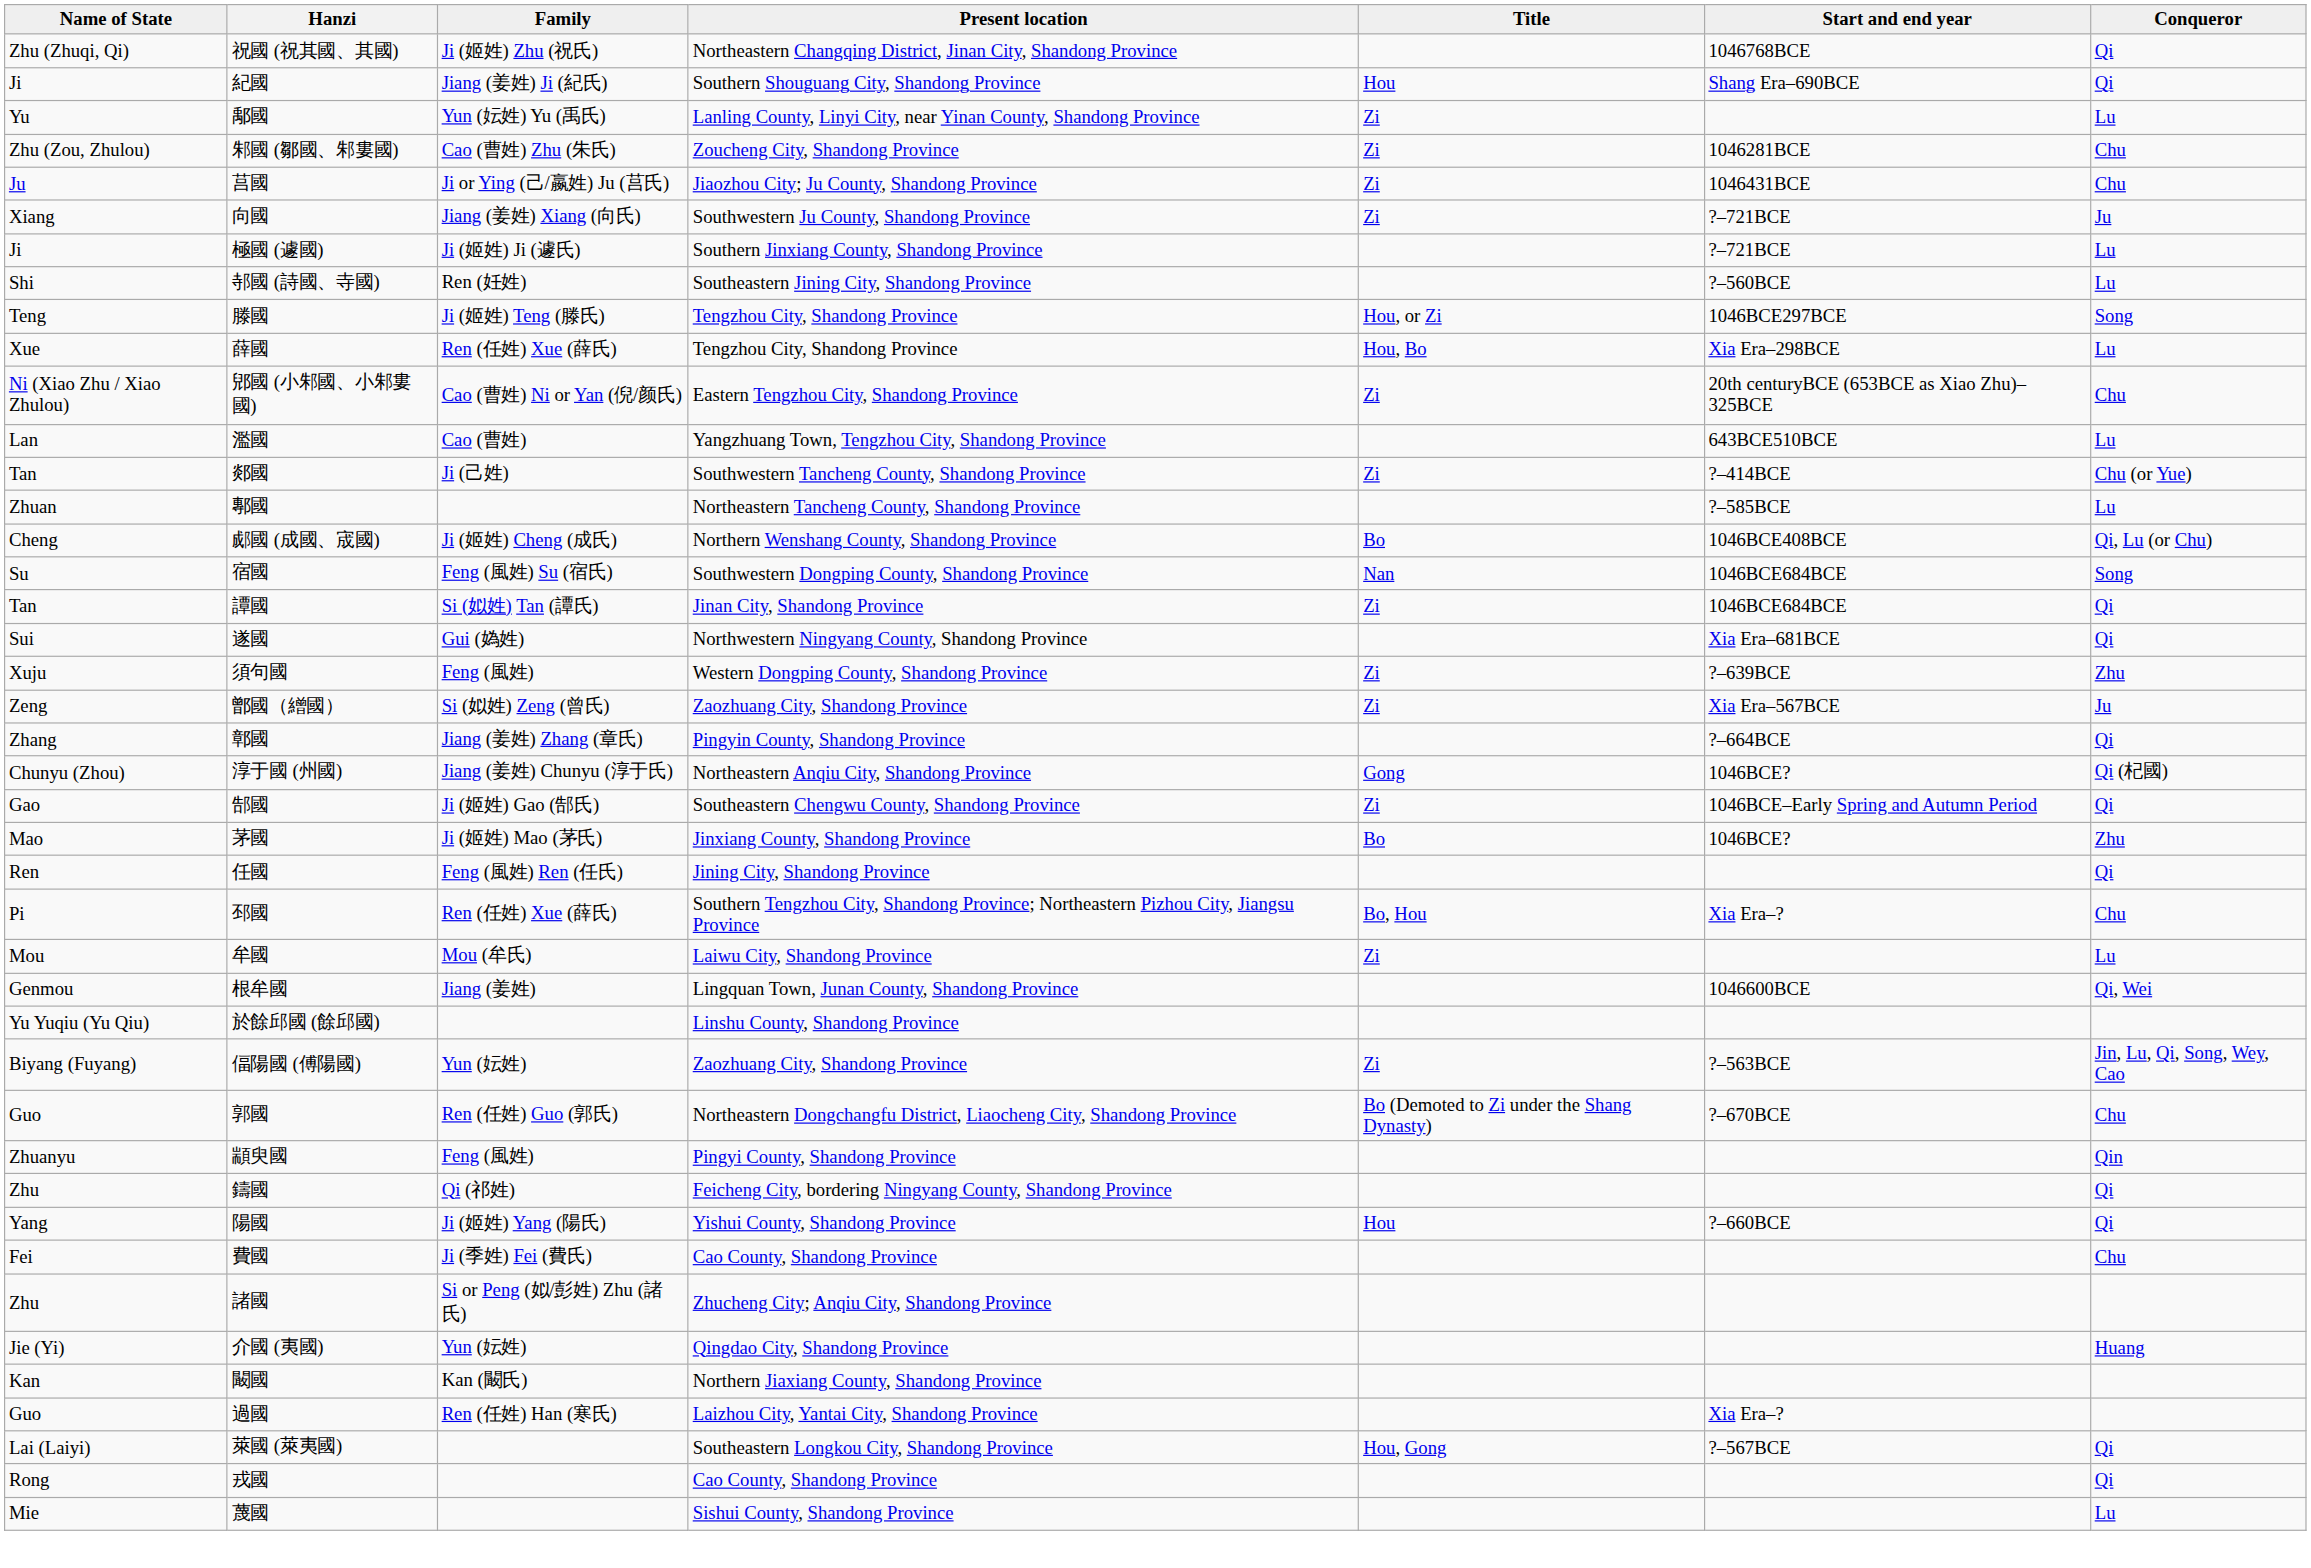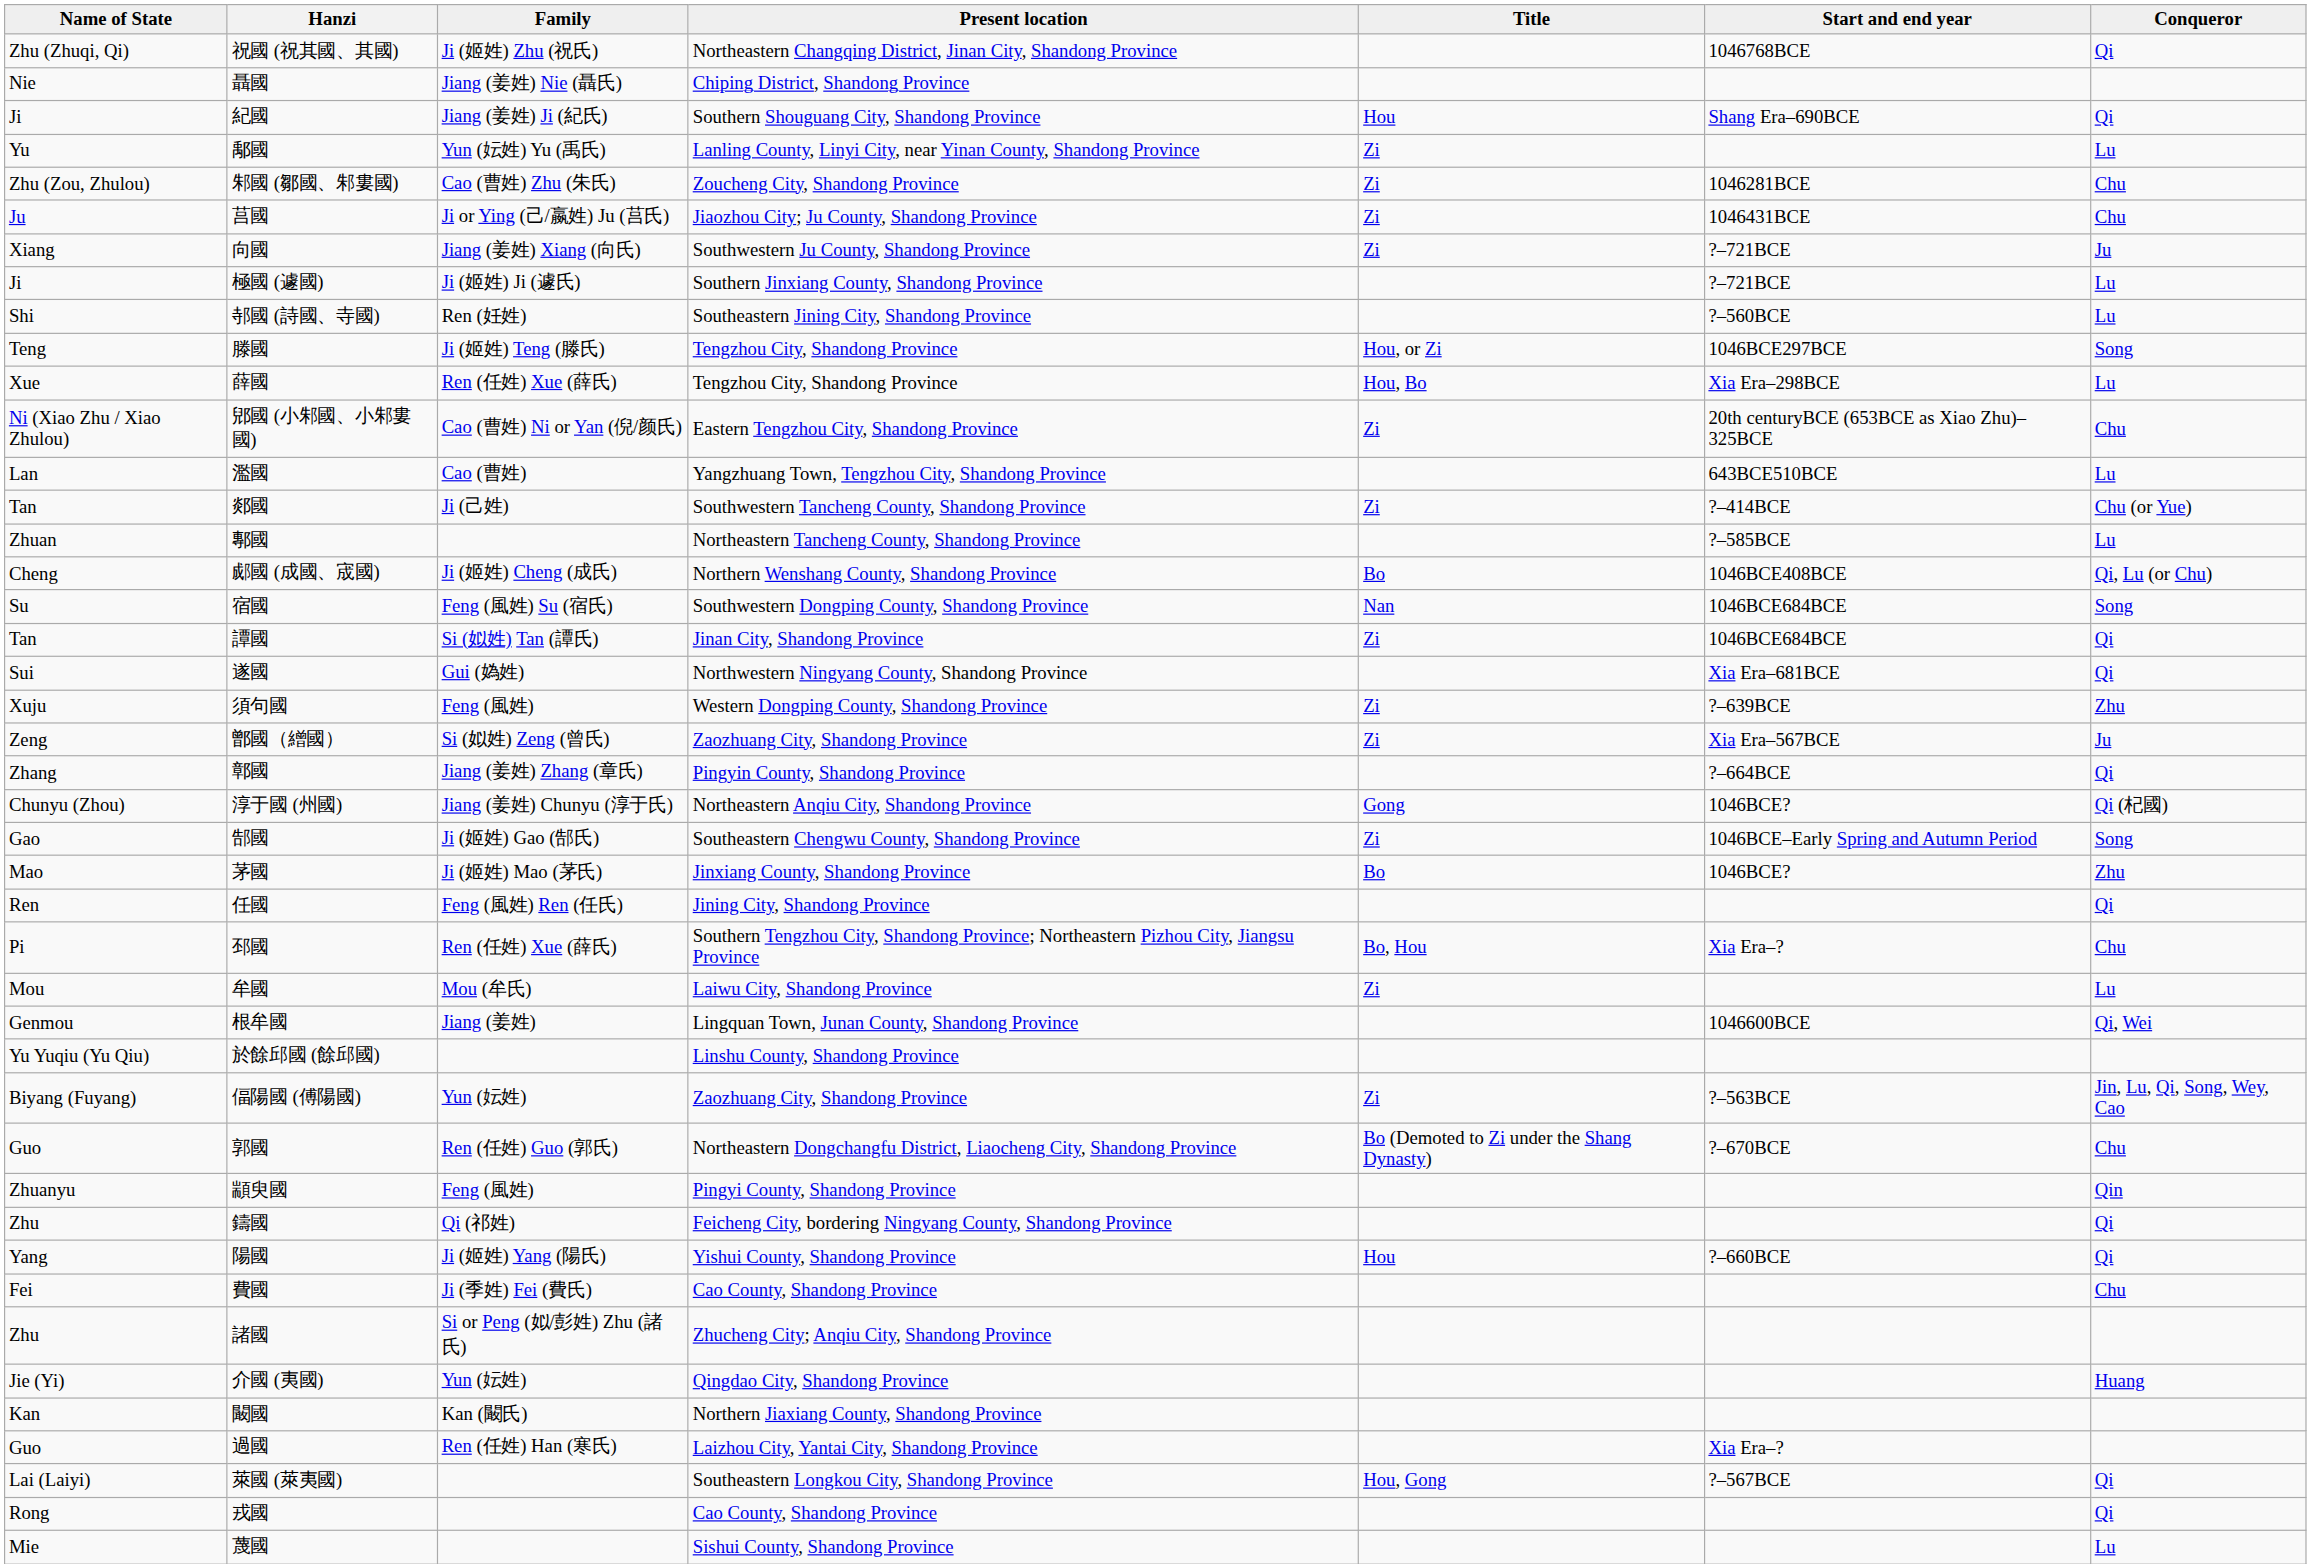+ row: (250, 83)
(2104, 805) Qi -> (2114, 838) Song
